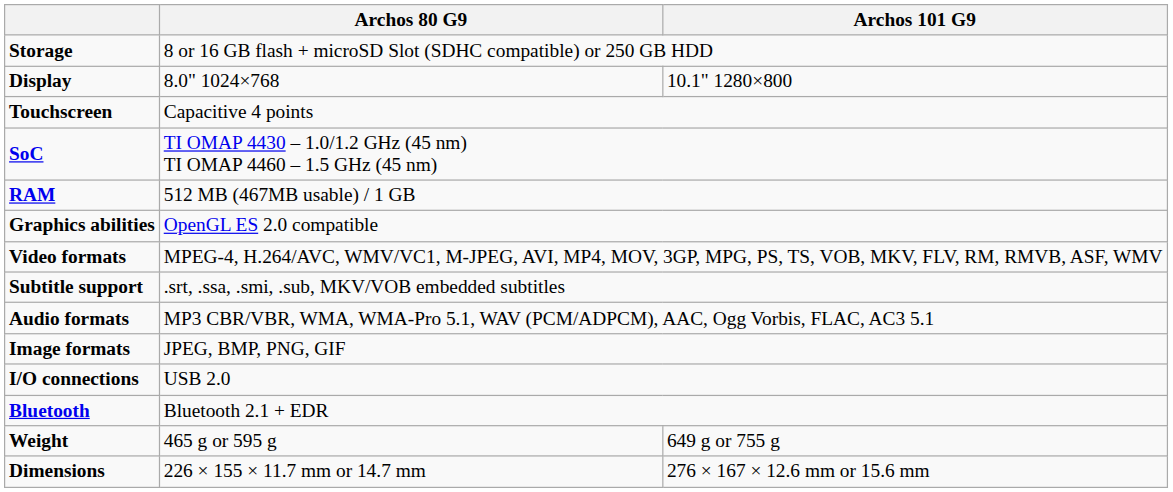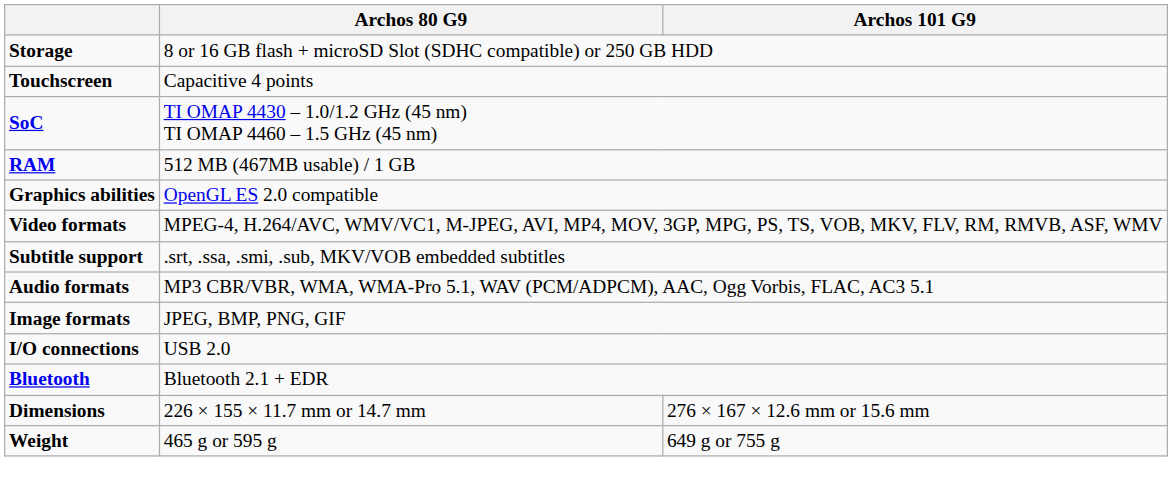- row: (40, 81)
rows swapped: (57, 471) <-> (39, 440)
